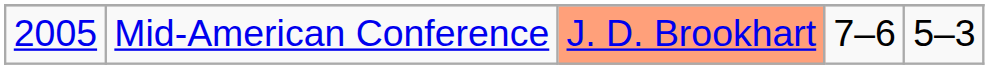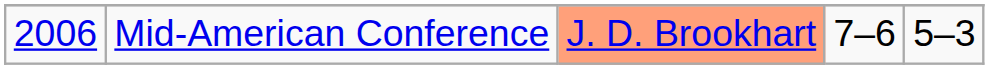(55, 34) 2005 -> (55, 34) 2006
